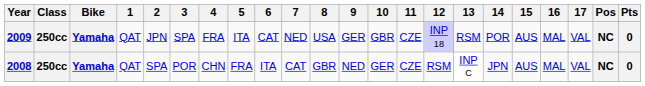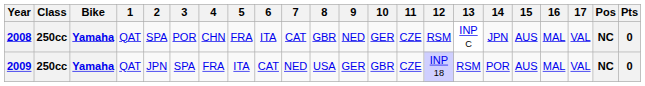rows swapped: (19, 66) <-> (19, 36)
